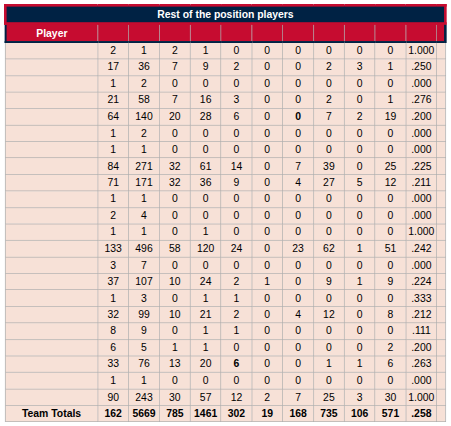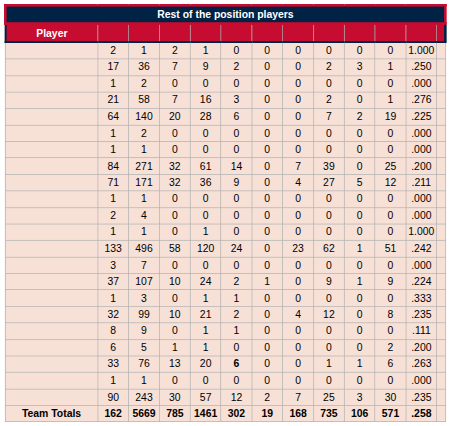(298, 116) bold -> (298, 116) normal
(421, 116) .200 -> (421, 116) .225
(421, 166) .225 -> (421, 166) .200
(421, 314) .212 -> (421, 314) .235
(421, 397) 1.000 -> (421, 397) .235
